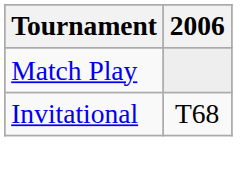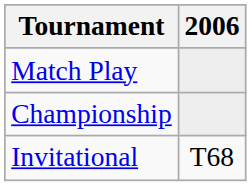+ row: (91, 113)
